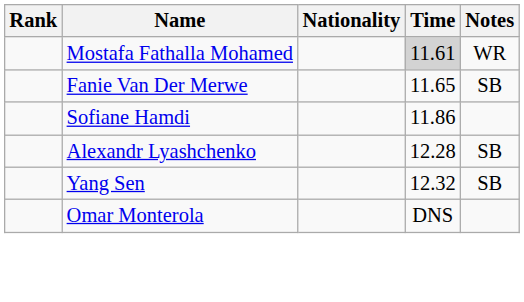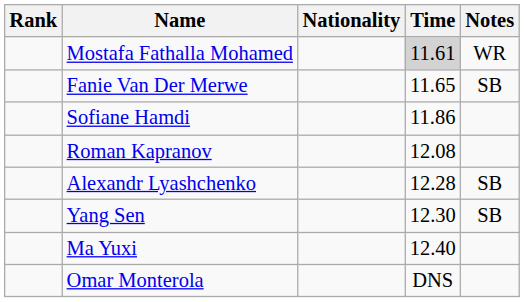+ row: (139, 150)
(433, 183) 12.32 -> (433, 215) 12.30
+ row: (102, 248)
